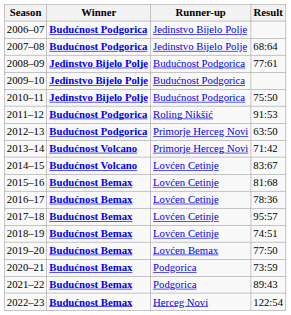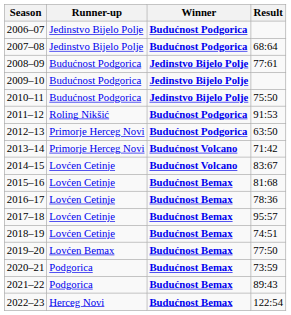columns swapped: (99, 13) <-> (201, 13)
